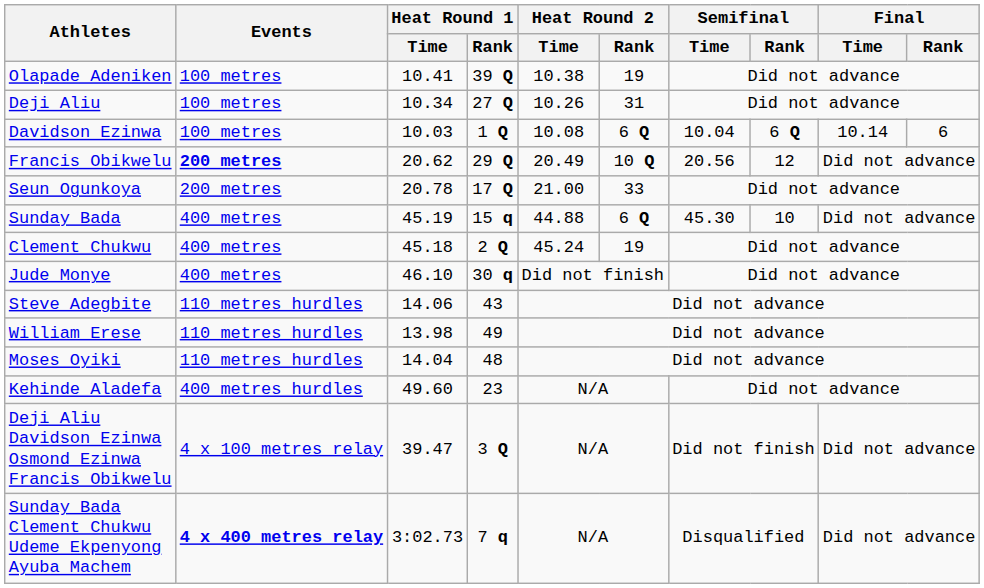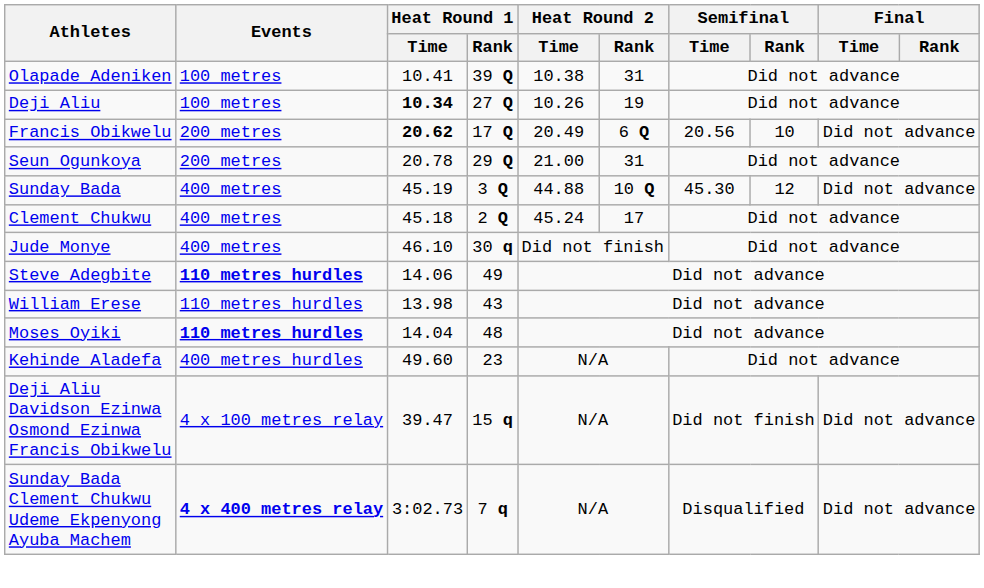(634, 76) 19 -> (634, 76) 31
(428, 104) normal -> (428, 104) bold
(634, 104) 31 -> (634, 104) 19
- row: (85, 133)
(231, 161) bold -> (231, 133) normal
(428, 161) normal -> (428, 133) bold
(493, 161) 29 Q -> (493, 133) 17 Q
(634, 161) 10 Q -> (634, 133) 6 Q
(785, 161) 12 -> (785, 133) 10
(493, 190) 17 Q -> (493, 161) 29 Q
(634, 190) 33 -> (634, 161) 31
(493, 218) 15 q -> (493, 190) 3 Q
(634, 218) 6 Q -> (634, 190) 10 Q
(785, 218) 10 -> (785, 190) 12
(634, 247) 19 -> (634, 218) 17
(271, 304) normal -> (271, 275) bold
(493, 304) 43 -> (493, 275) 49
(493, 332) 49 -> (493, 304) 43
(271, 361) normal -> (271, 332) bold
(493, 448) 3 Q -> (493, 420) 15 q
